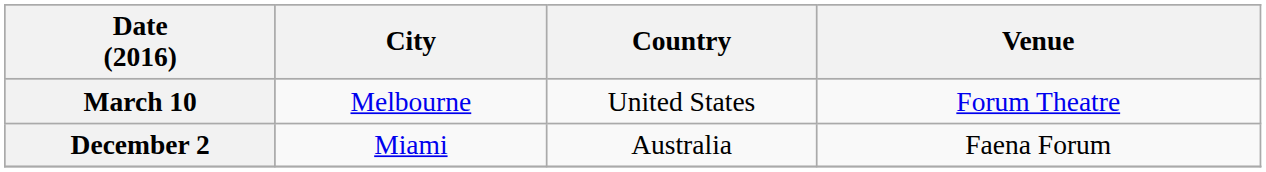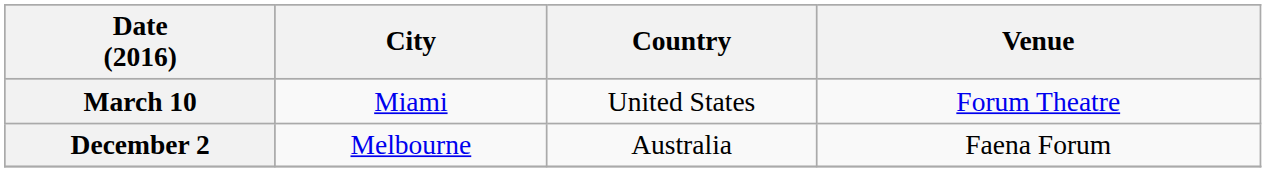(411, 100) Melbourne -> (411, 100) Miami
(411, 144) Miami -> (411, 144) Melbourne
